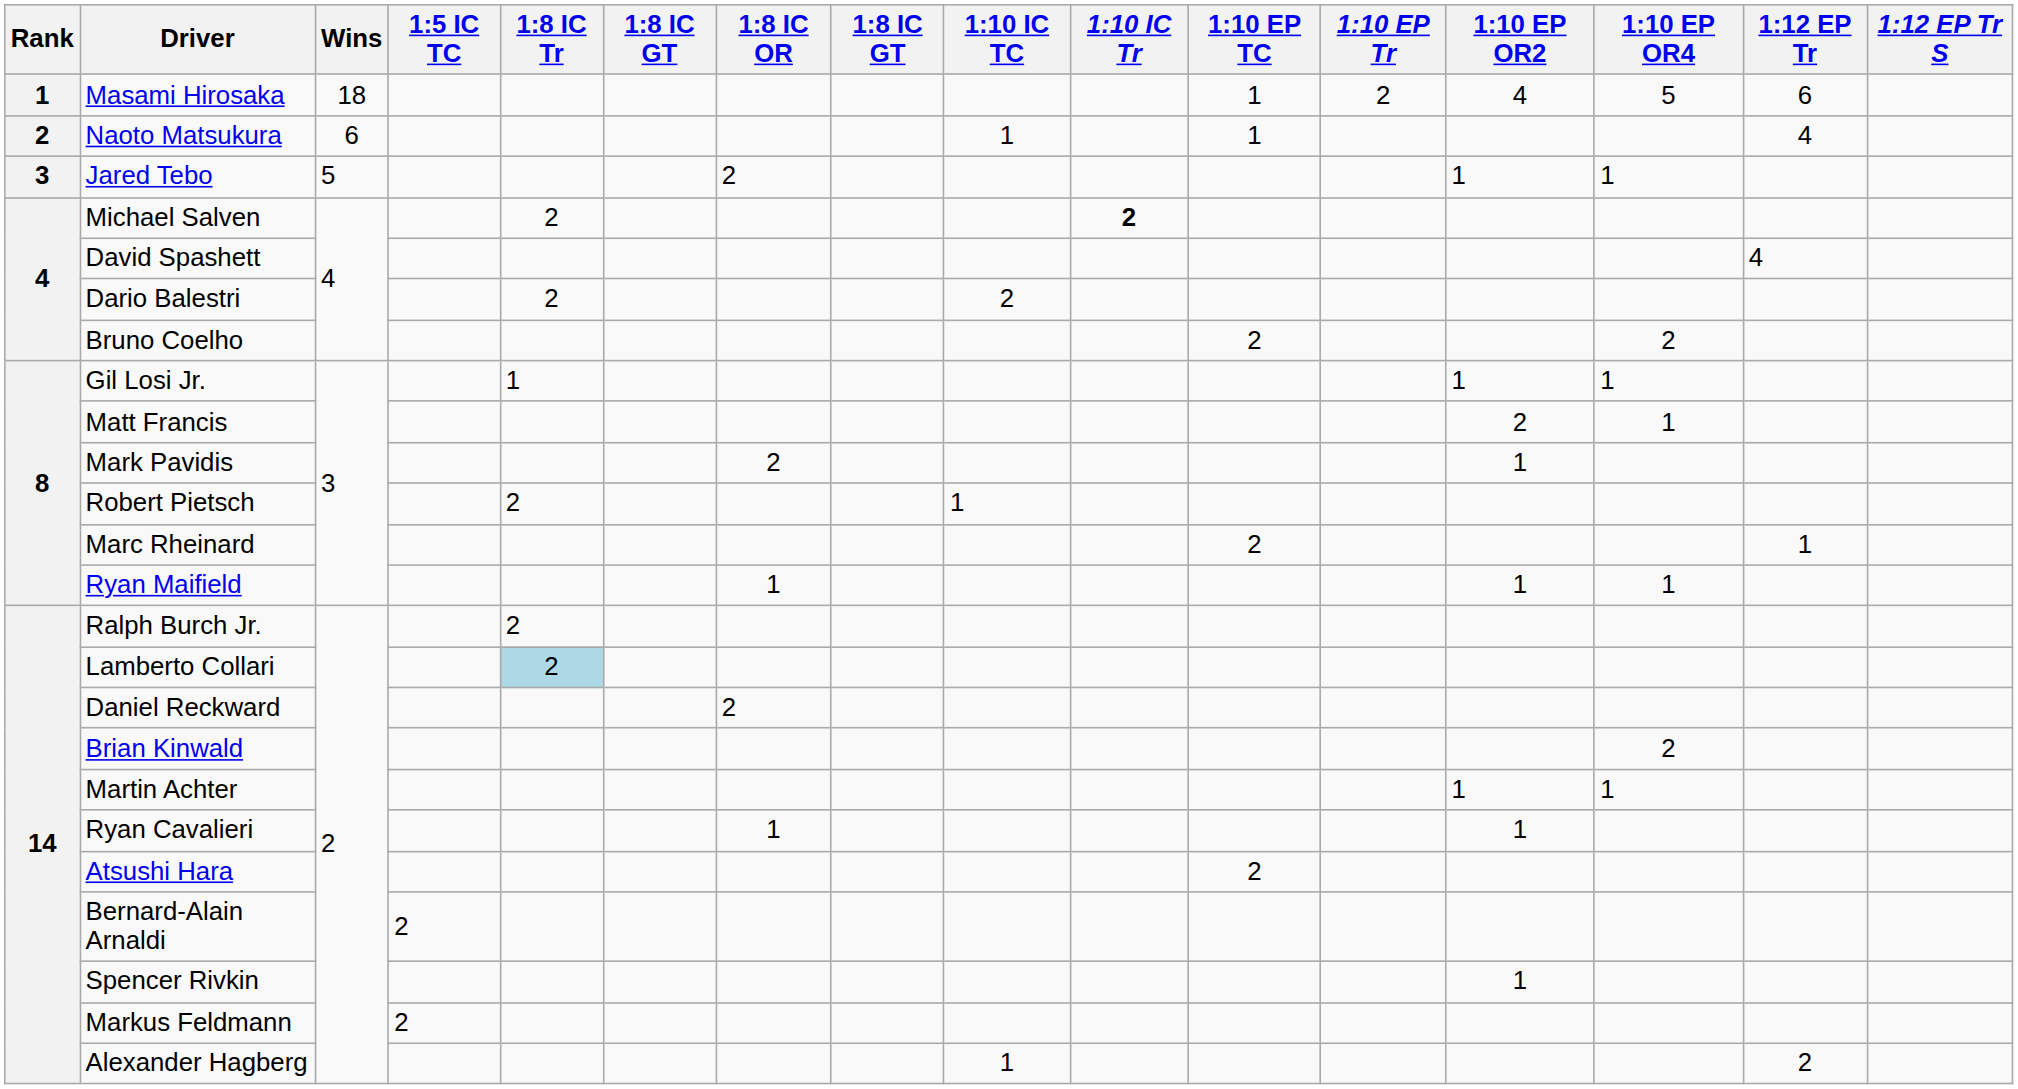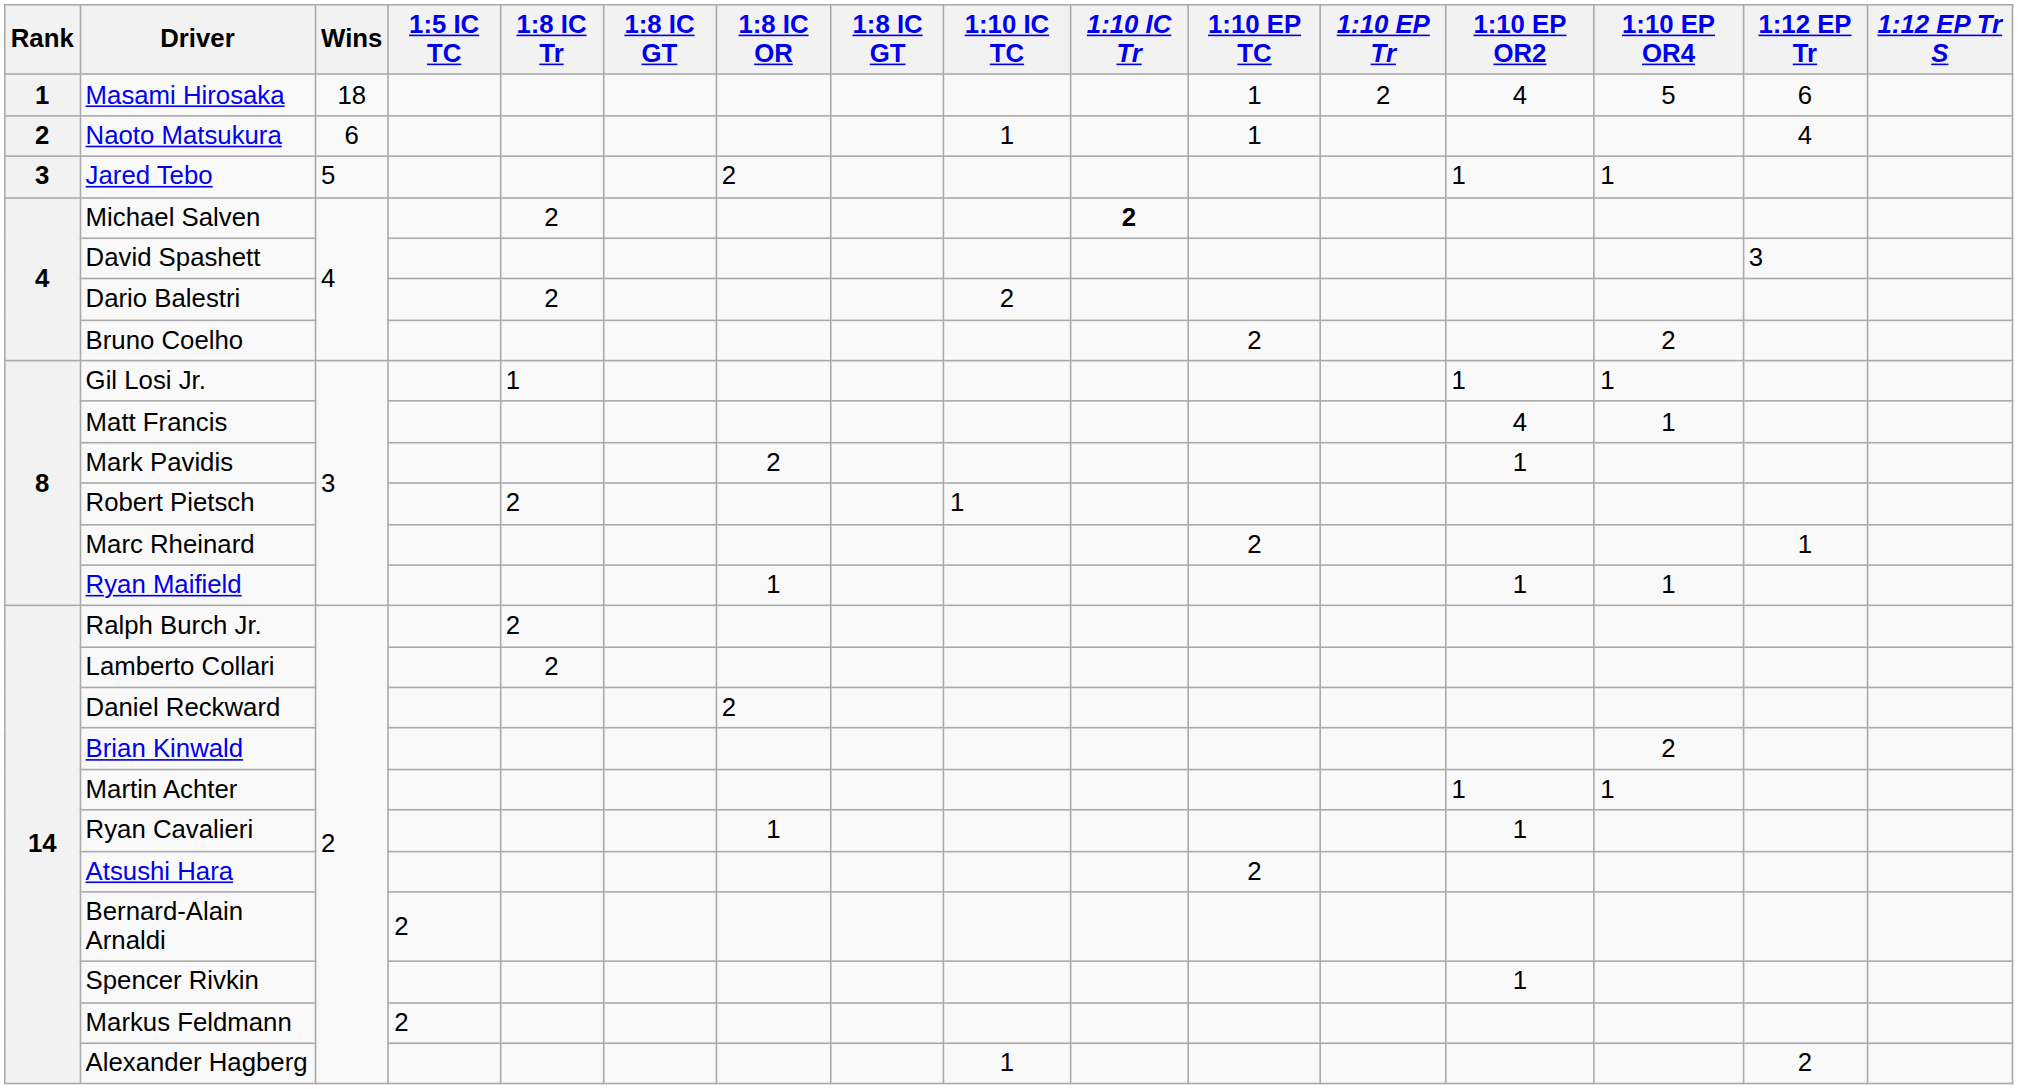(1756, 258) 4 -> (1756, 258) 3
(1520, 421) 2 -> (1520, 421) 4
(552, 666) lightblue background -> (552, 666) no background
